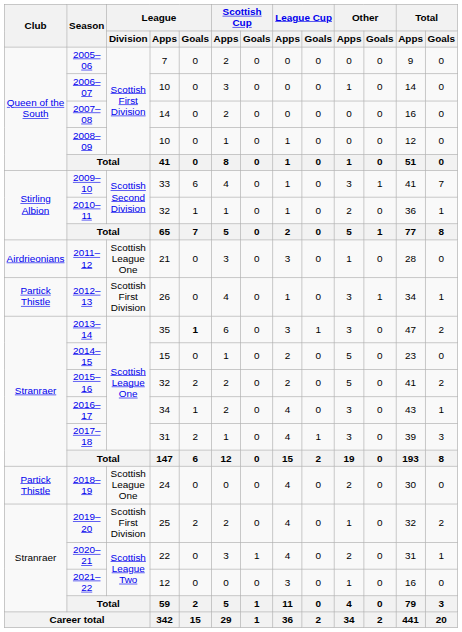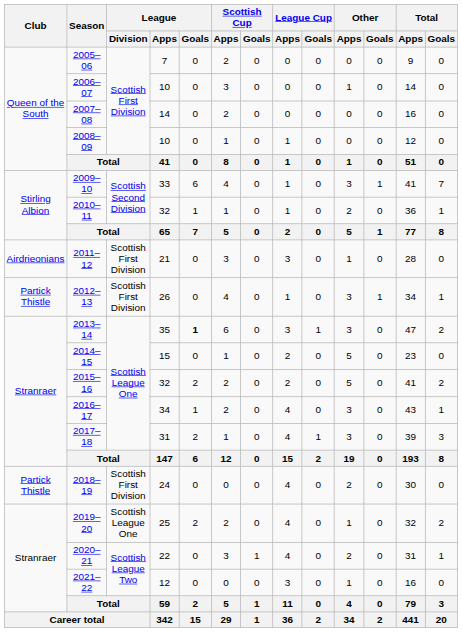(128, 258) Scottish League One -> (128, 258) Scottish First Division
(128, 485) Scottish League One -> (128, 485) Scottish First Division
(128, 523) Scottish First Division -> (128, 523) Scottish League One
